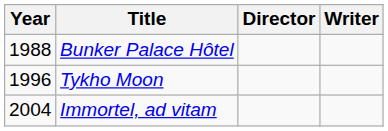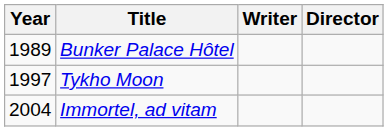columns swapped: (279, 19) <-> (352, 19)
(30, 49) 1988 -> (30, 49) 1989
(30, 79) 1996 -> (30, 79) 1997
